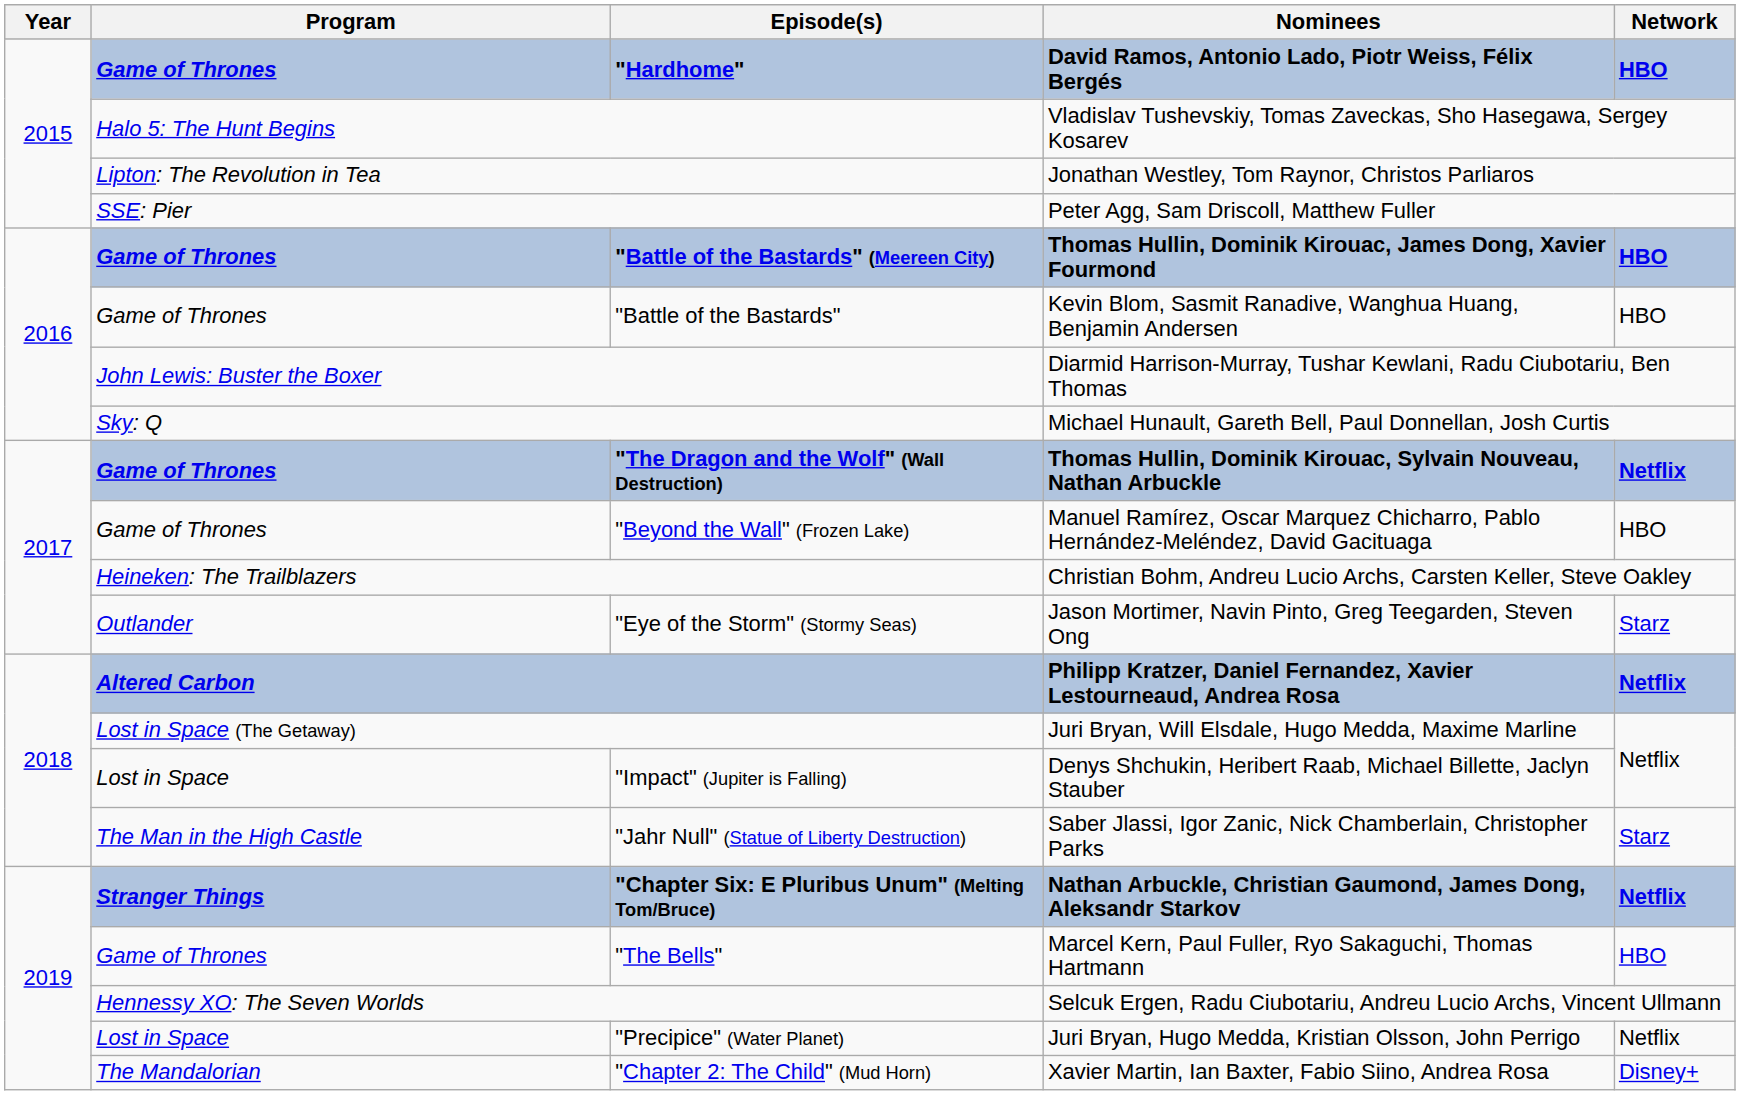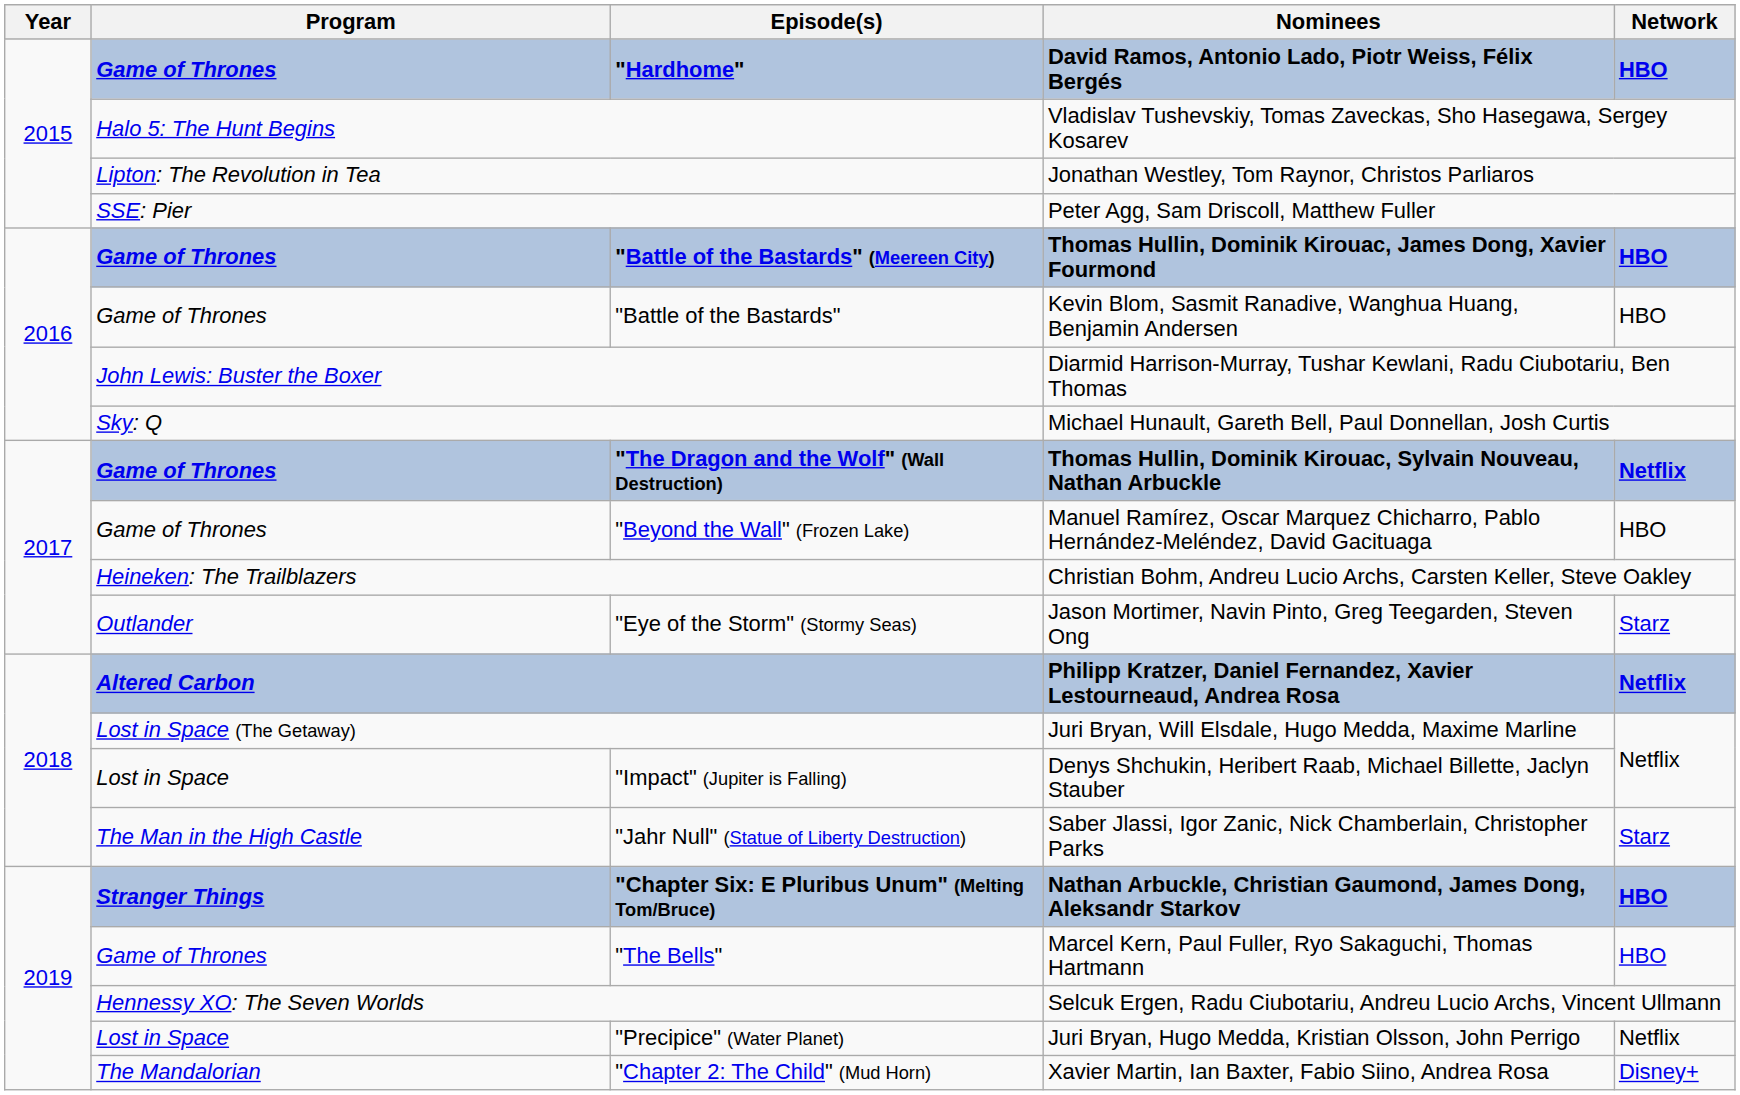(1652, 896) Netflix -> (1643, 896) HBO
